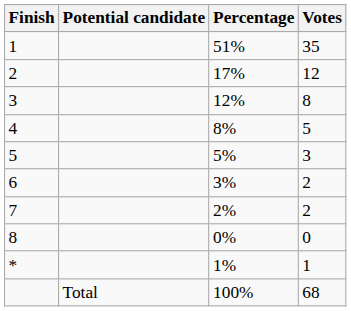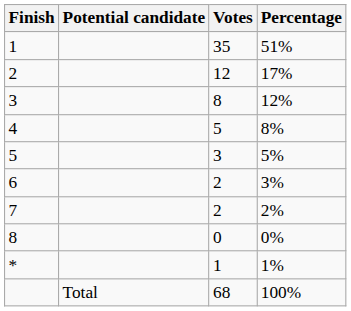columns swapped: (254, 18) <-> (322, 18)
